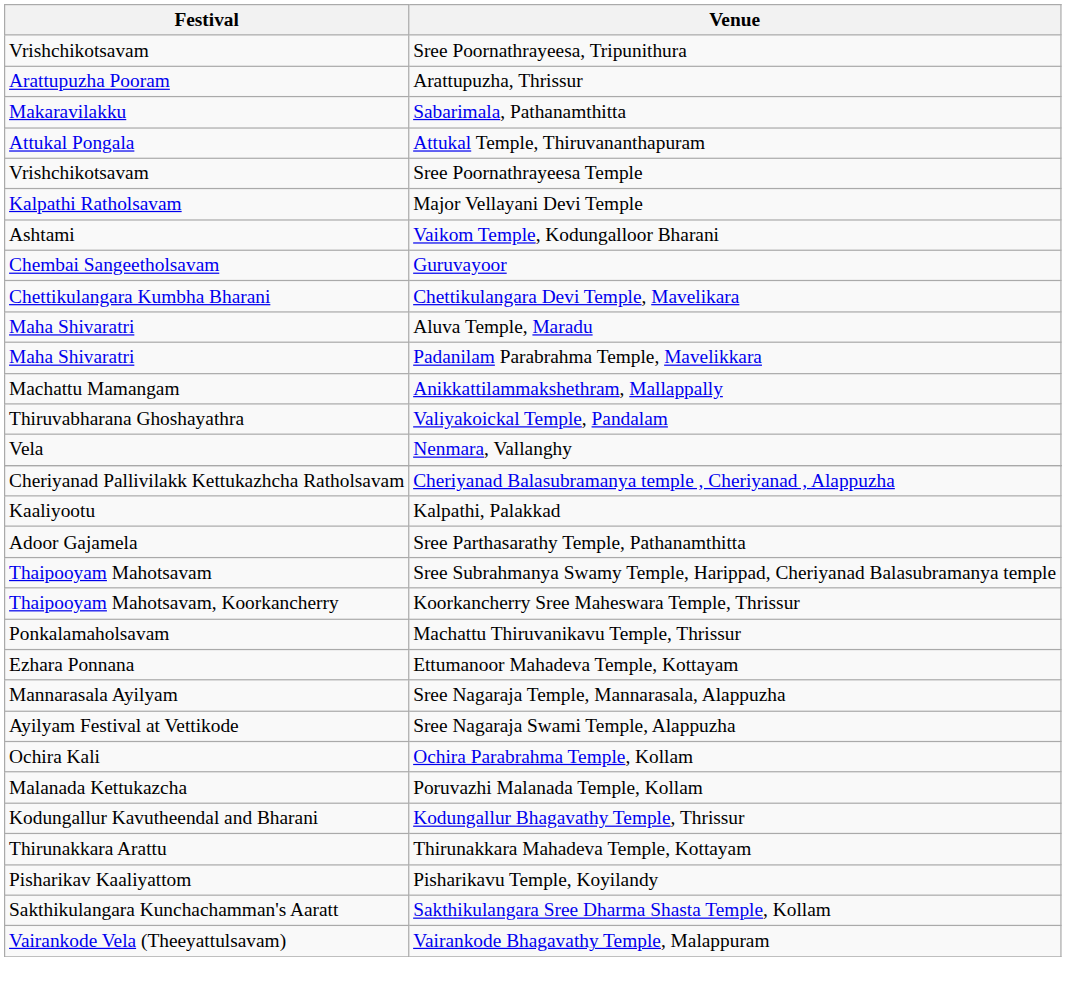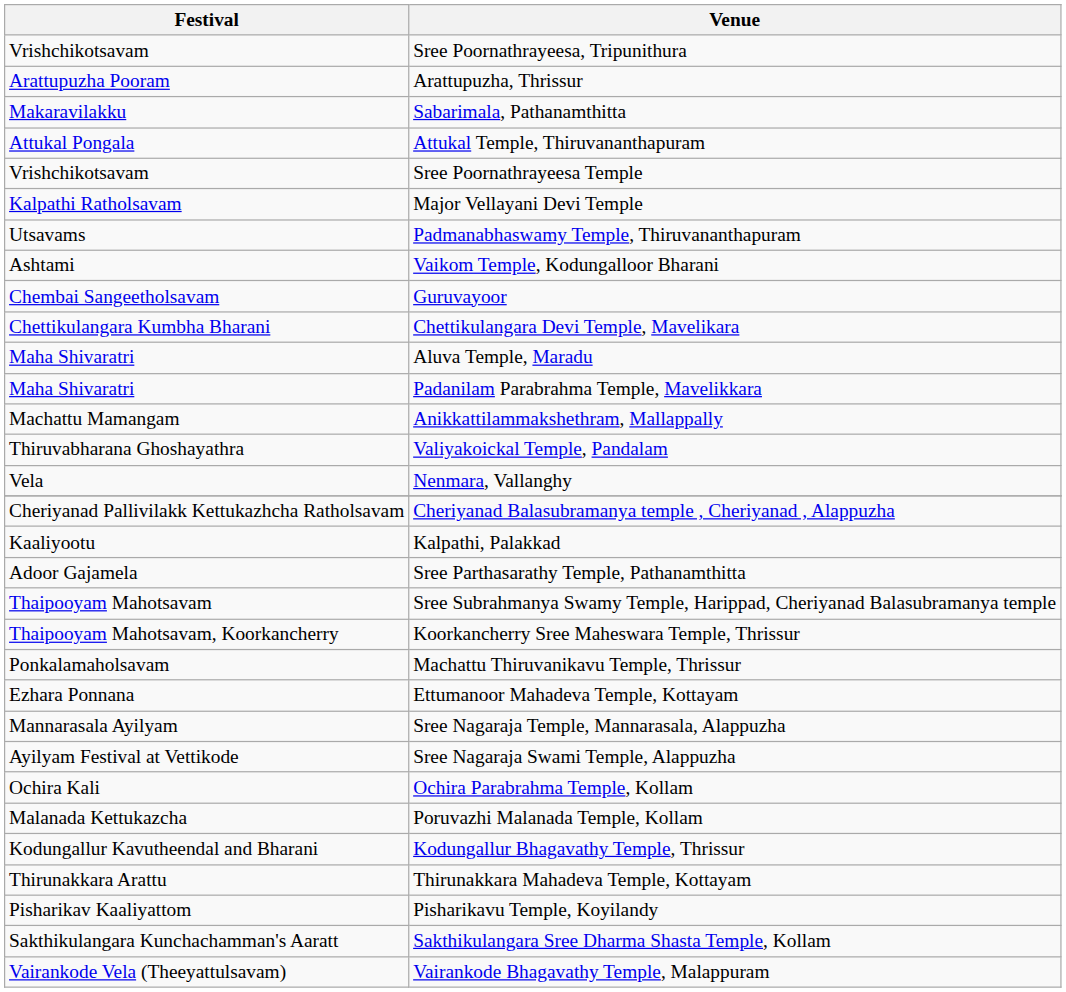+ row: (607, 234)
